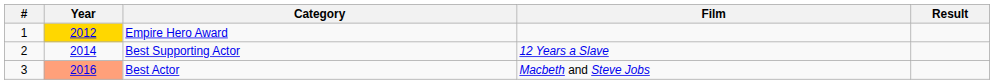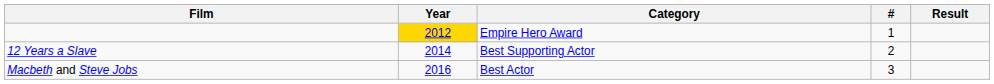columns swapped: (24, 14) <-> (714, 14)
(83, 70) lightsalmon background -> (438, 70) no background
